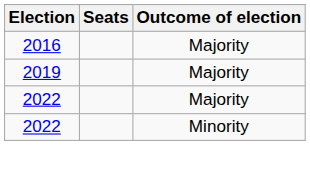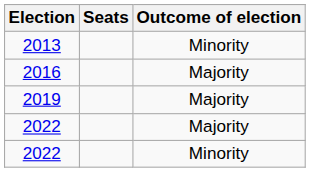+ row: (42, 45)
